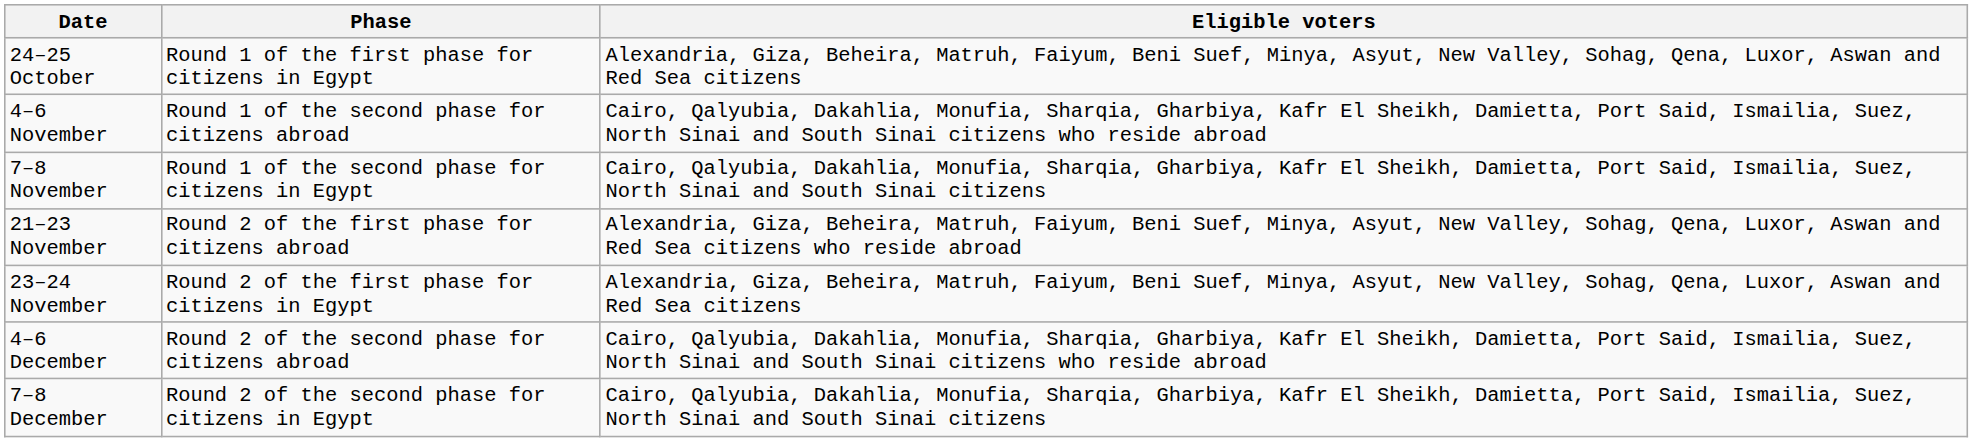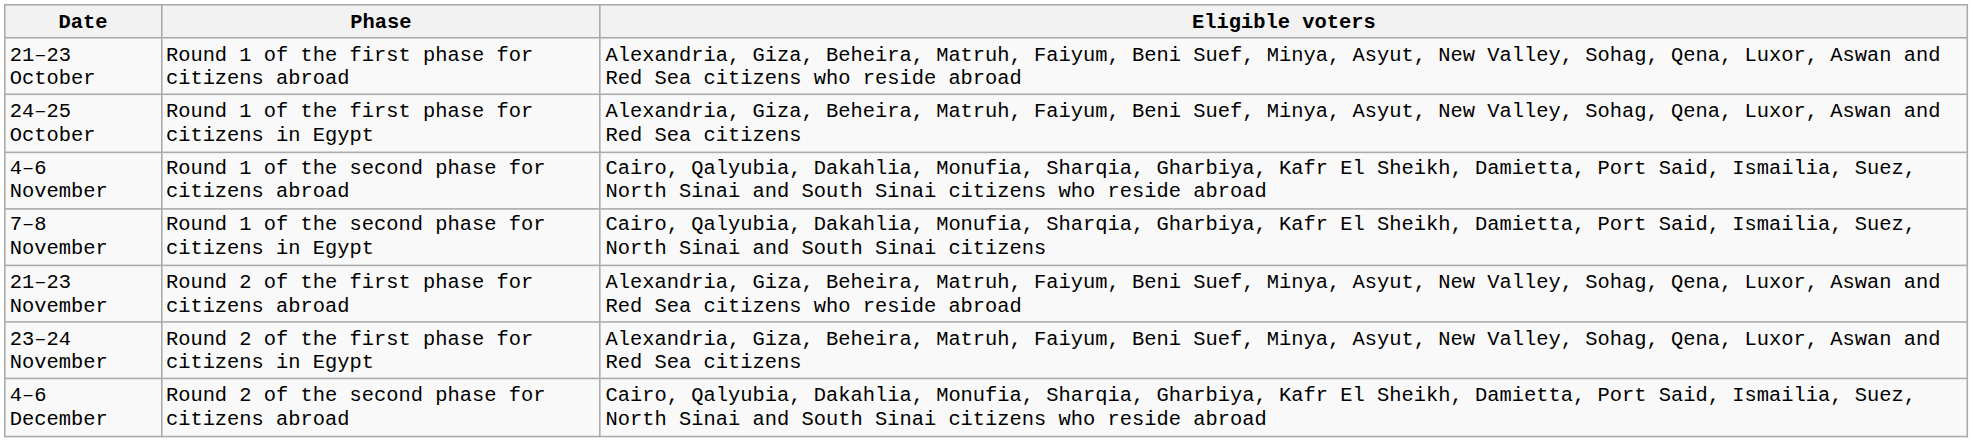+ row: (53, 66)
- row: (59, 407)
